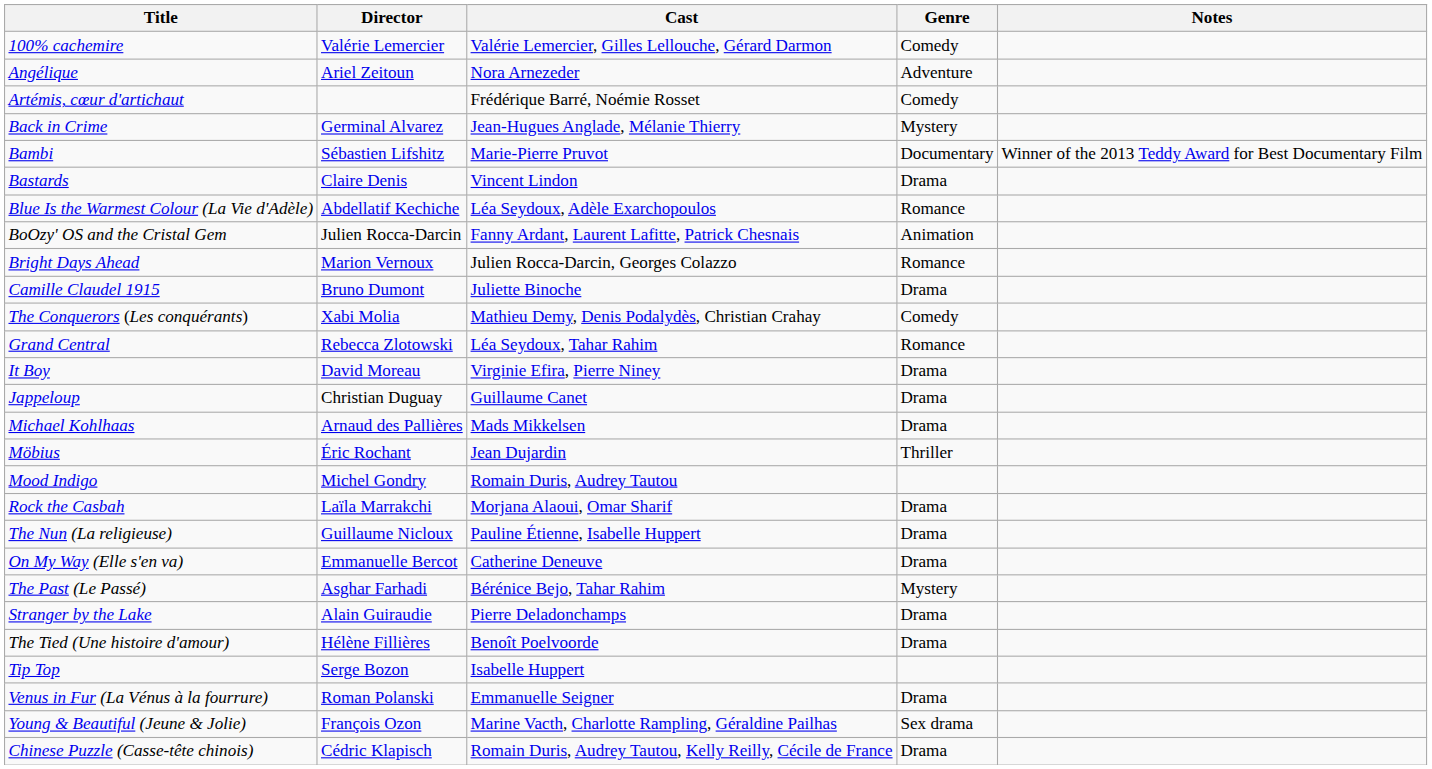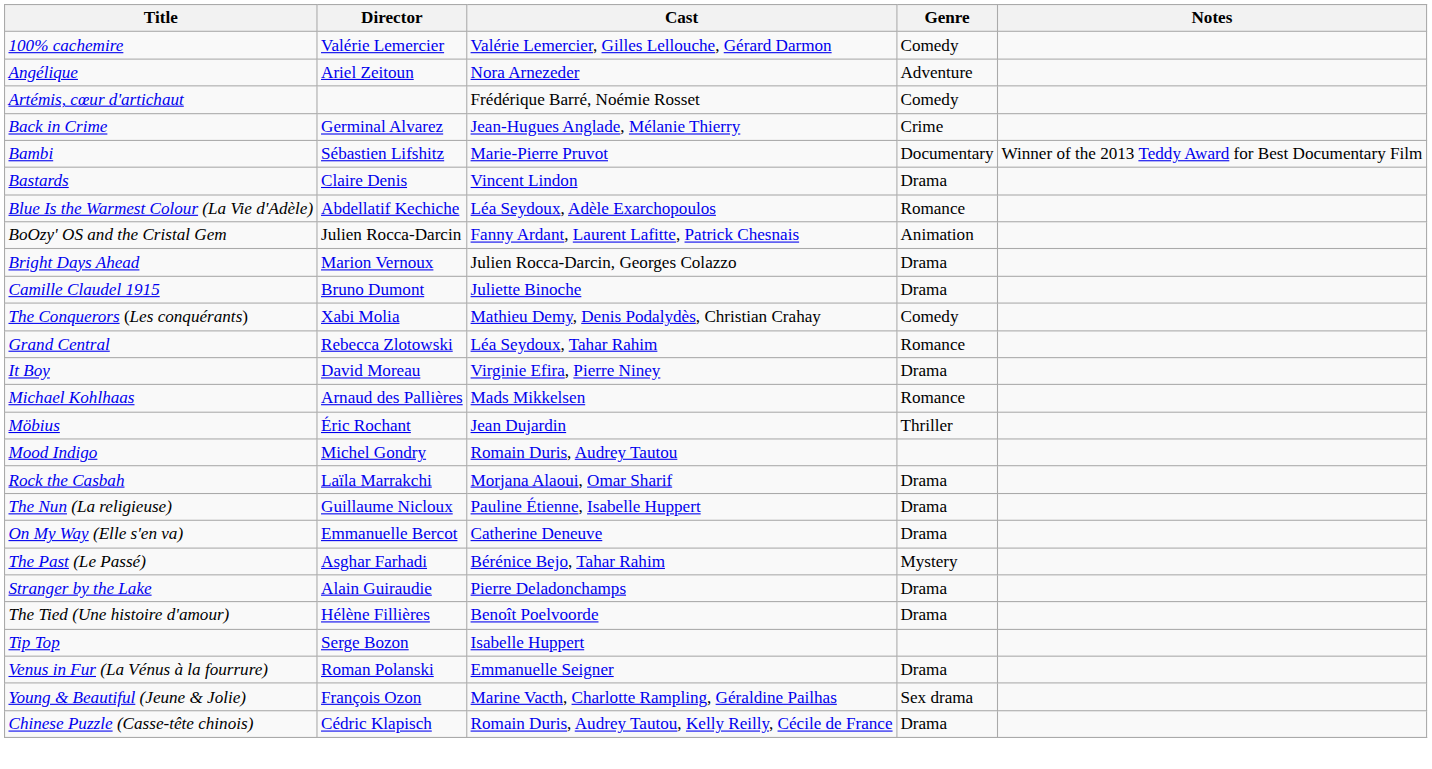(929, 126) Mystery -> (922, 126) Crime
(933, 262) Romance -> (924, 262) Drama
- row: (44, 398)
(924, 425) Drama -> (933, 398) Romance
